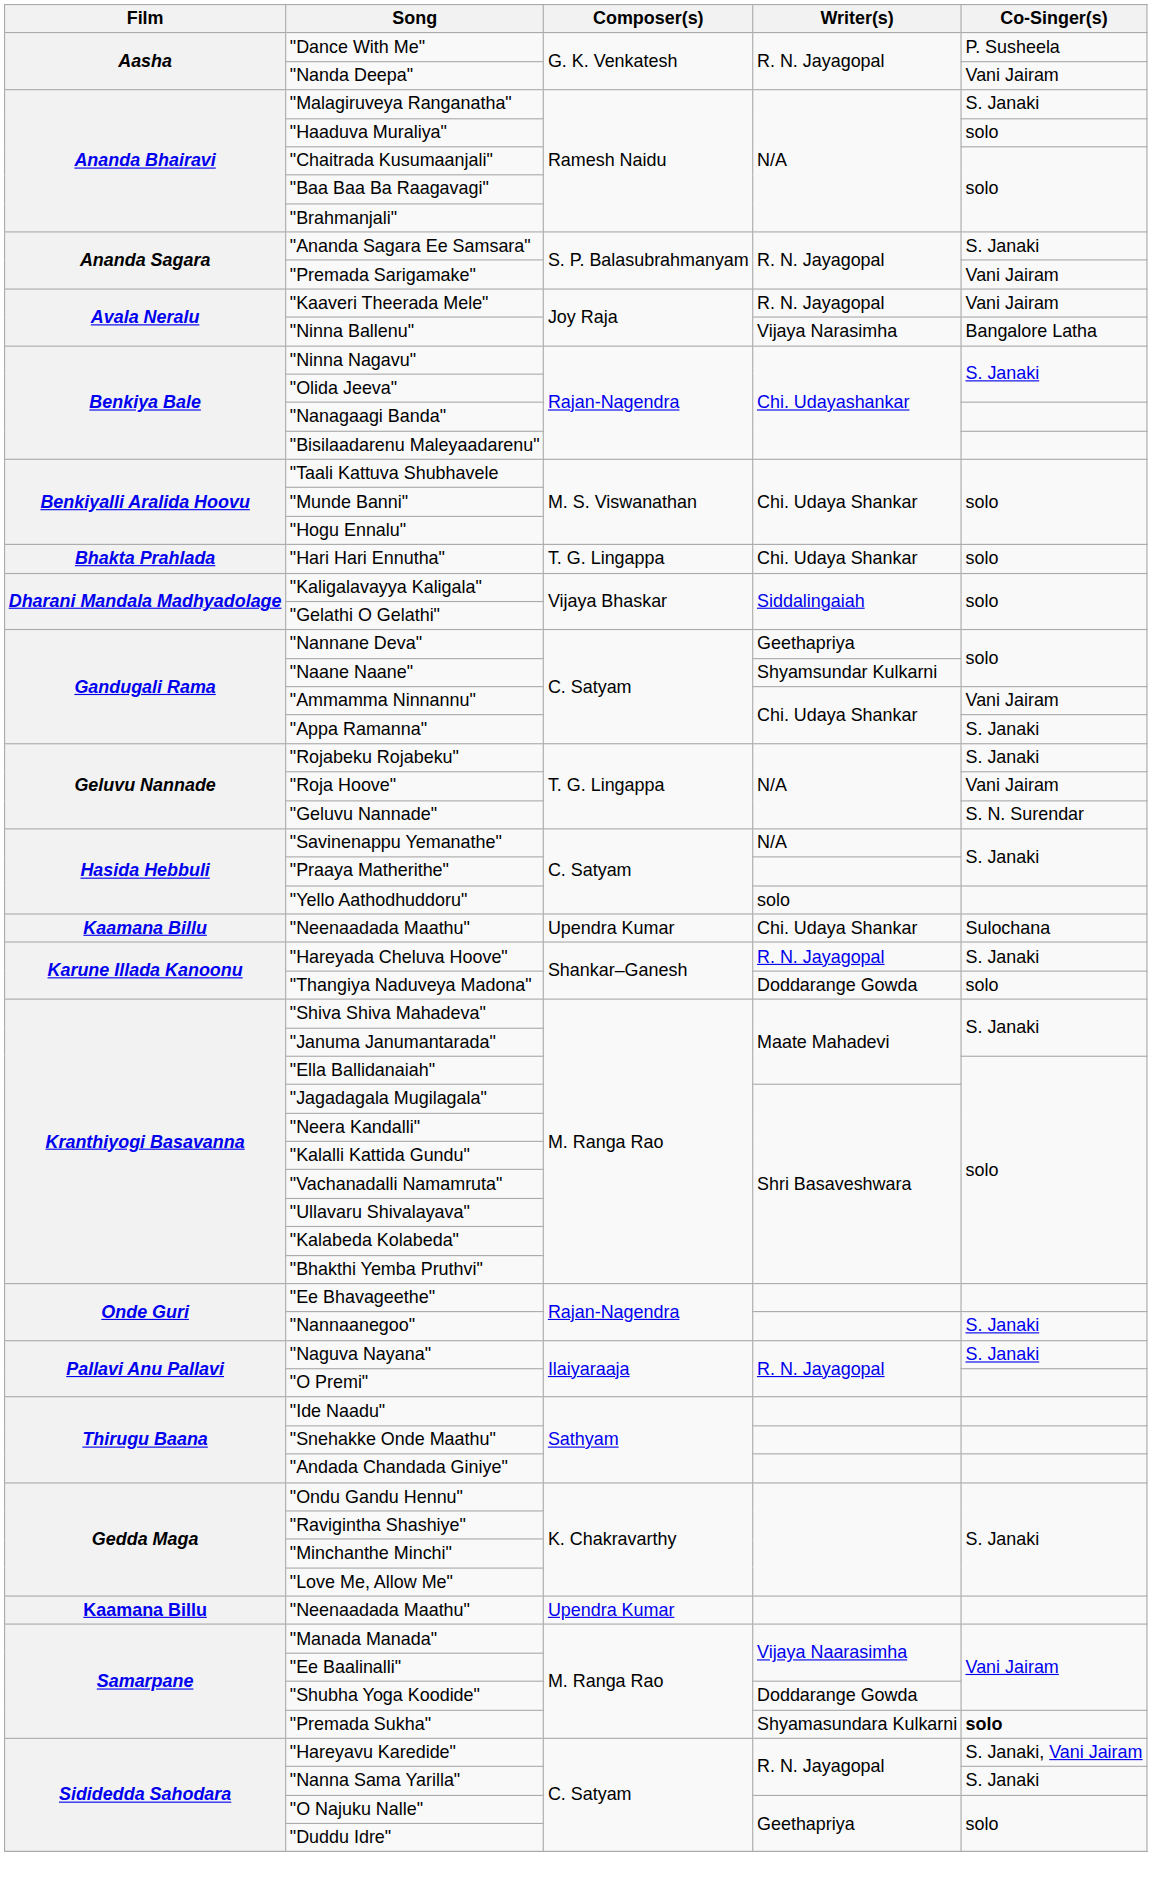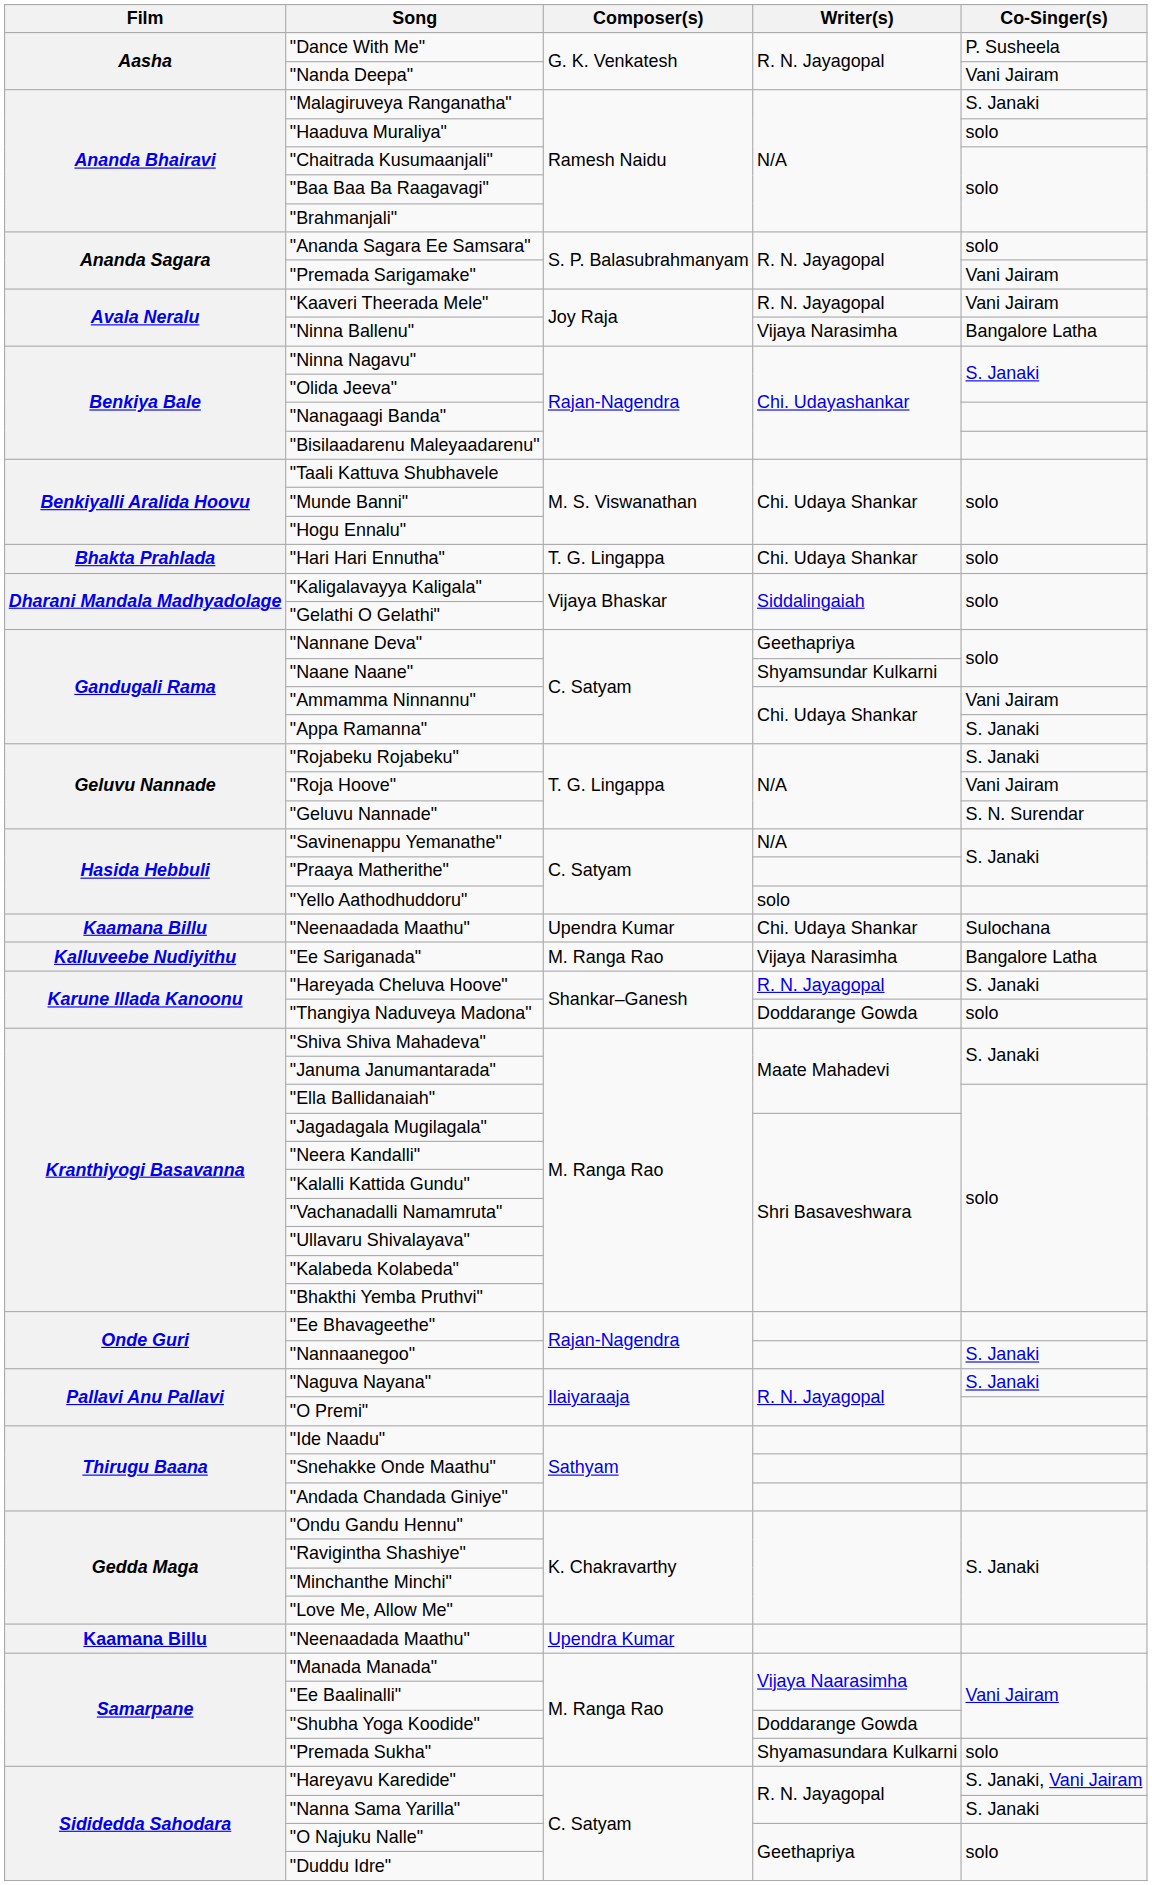(1002, 246) S. Janaki -> (982, 246) solo
+ row: (355, 956)
(984, 1723) bold -> (982, 1752) normal
